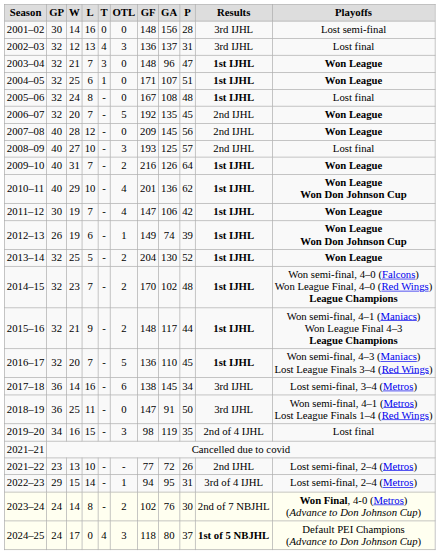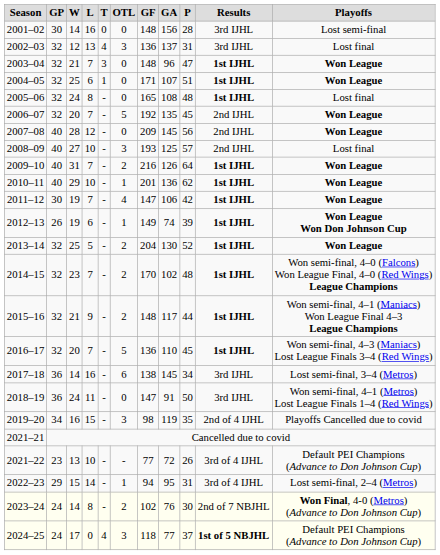(148, 98) 167 -> (148, 98) 165
(124, 189) 4 -> (124, 183) 1
(354, 189) Won League Won Don Johnson Cup -> (354, 183) Won League
(74, 409) 25 -> (74, 397) 24
(354, 432) Lost final -> (354, 420) Playoffs Cancelled due to covid
(234, 466) 2nd IJHL -> (234, 460) 3rd of 4 IJHL
(354, 466) Lost semi-final, 2–4 (Metros) -> (354, 460) Default PEI Champions (Advance to Don Johnson Cup)
(169, 535) 80 -> (169, 535) 77
